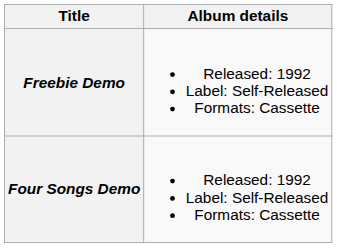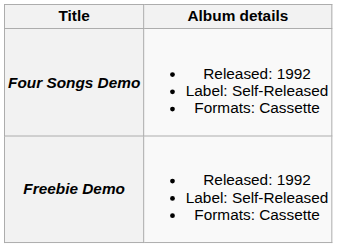rows swapped: (74, 189) <-> (74, 82)
